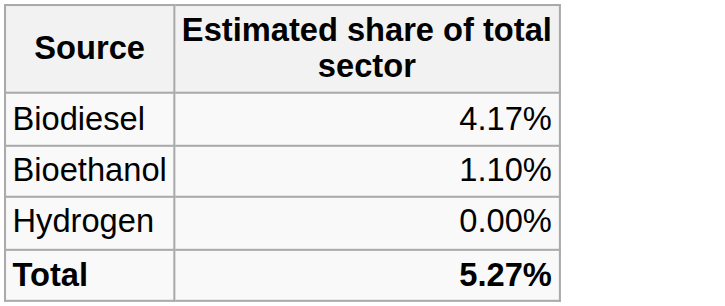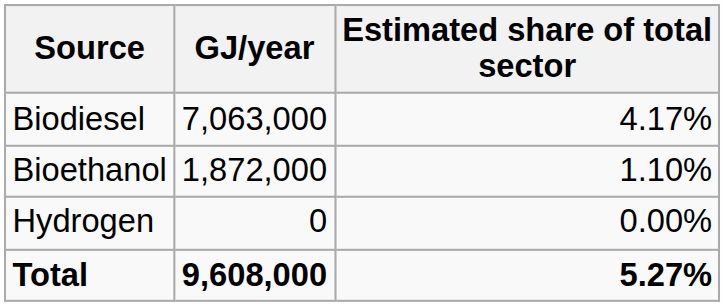+ column: (254, 48)
